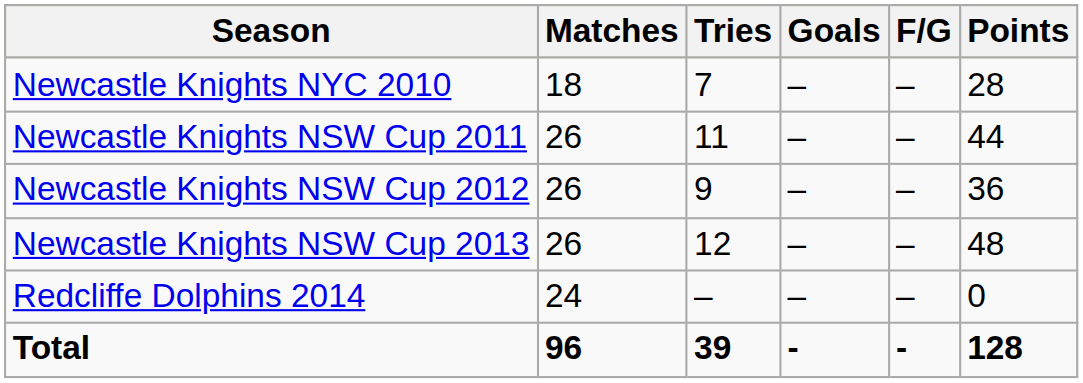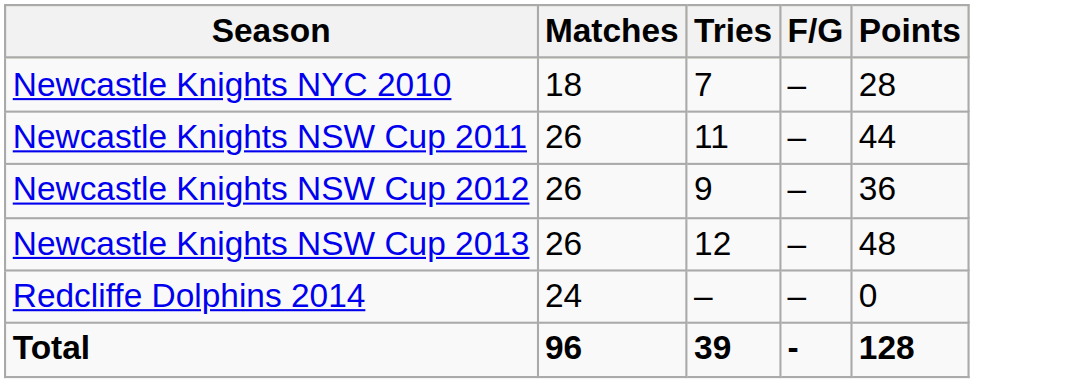- column: (834, 31)
